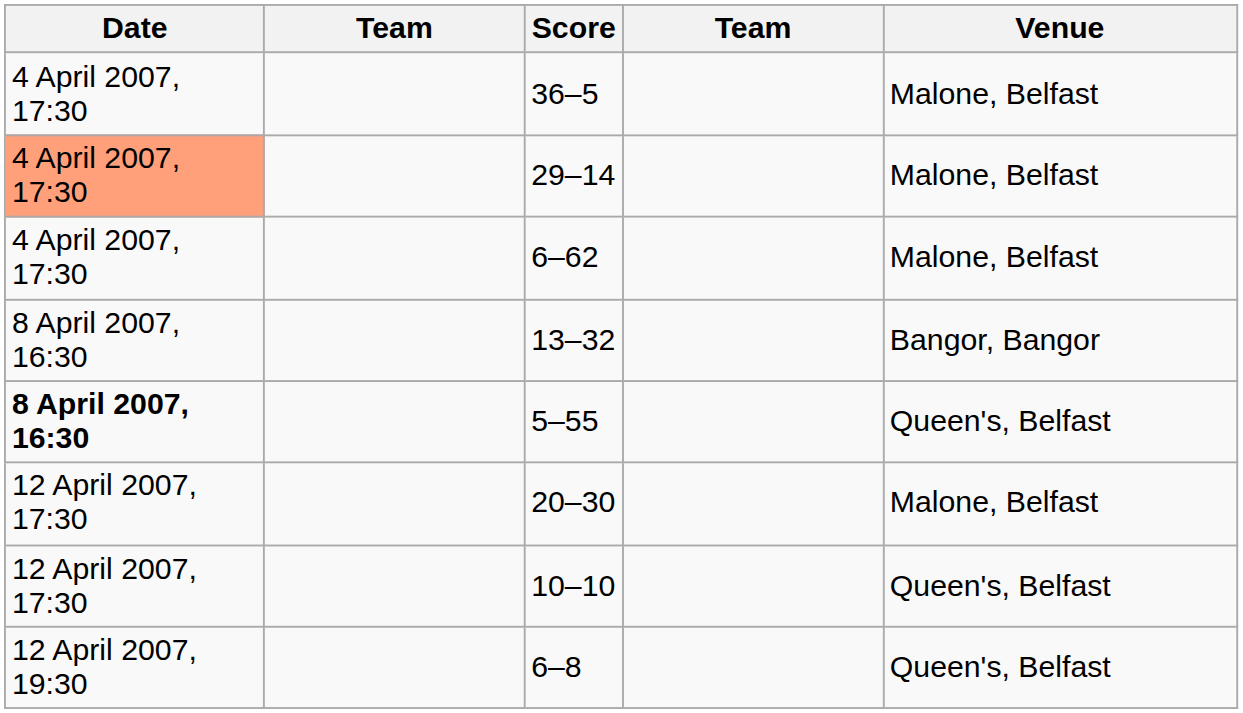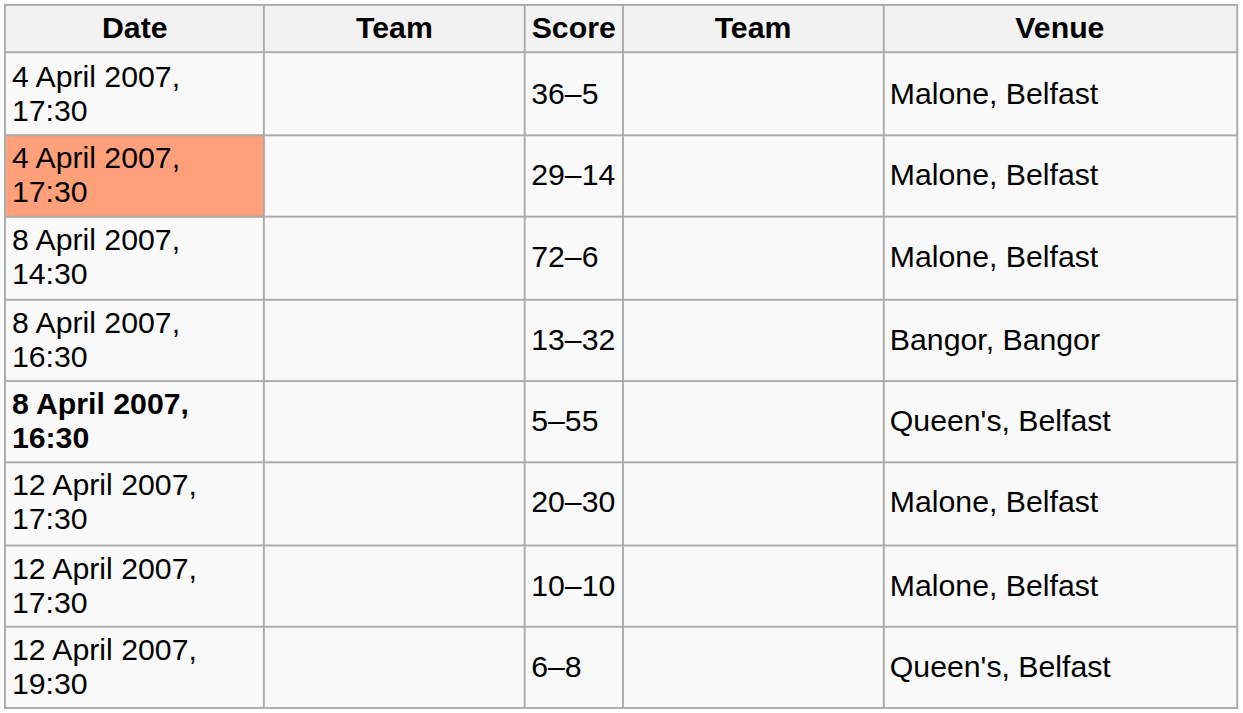- row: (565, 257)
+ row: (565, 257)
(1000, 585) Queen's, Belfast -> (994, 585) Malone, Belfast
